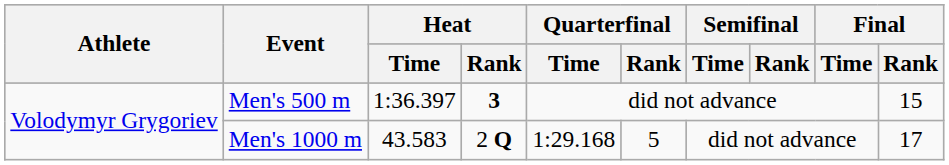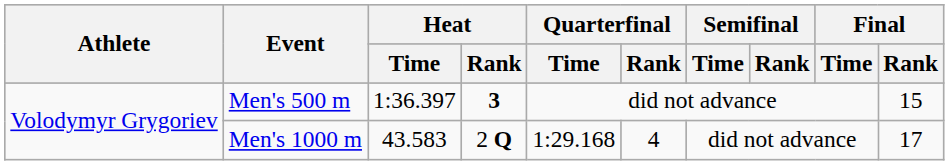(654, 140) 5 -> (654, 140) 4
